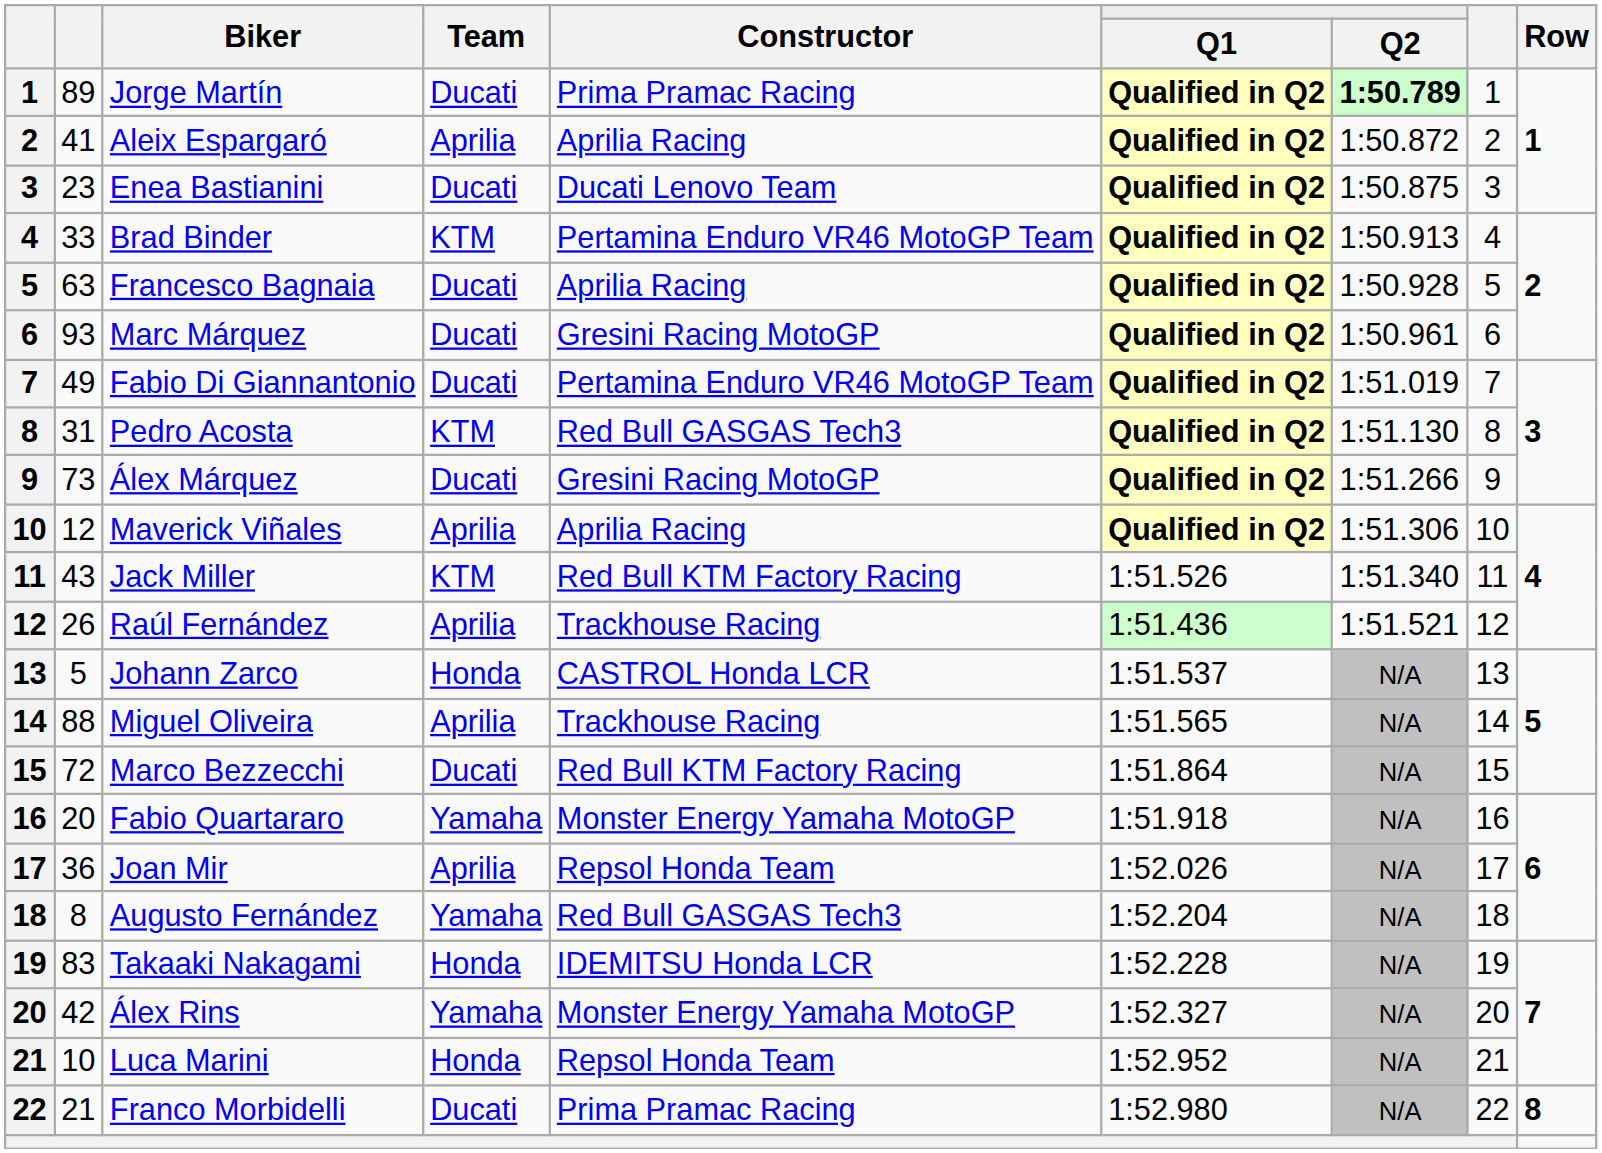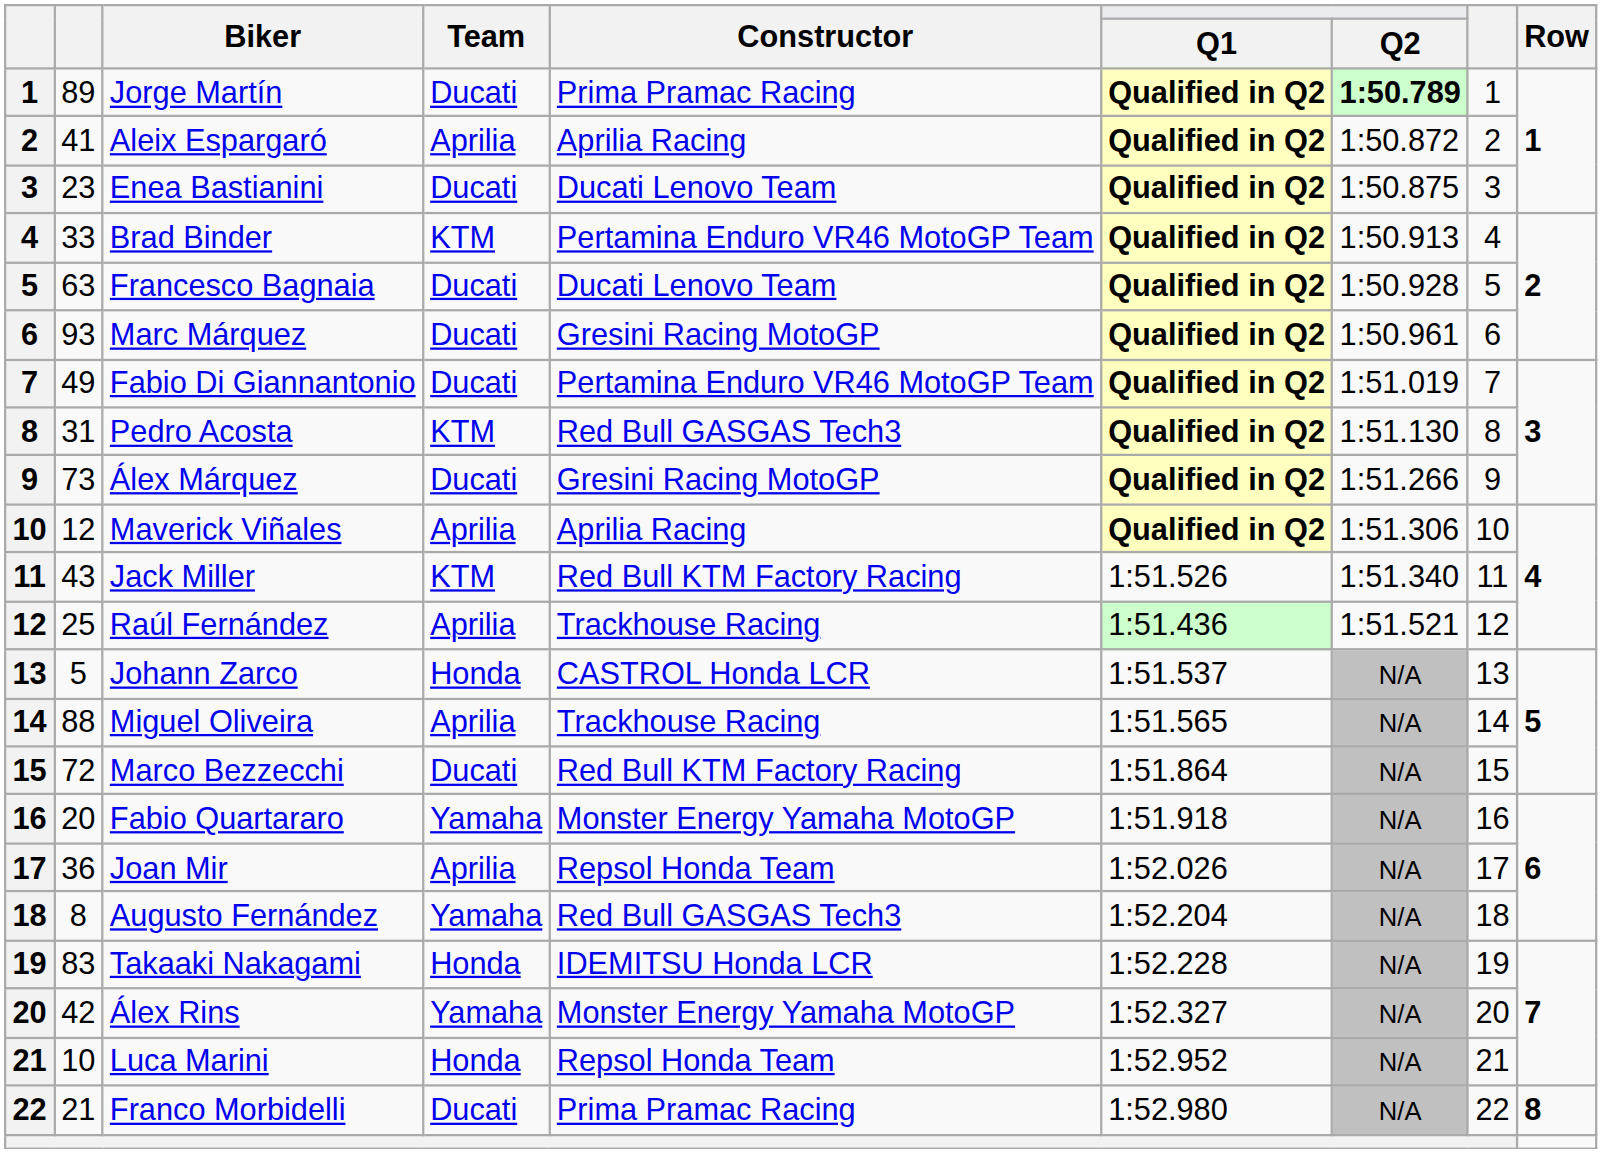(652, 286) Aprilia Racing -> (697, 286) Ducati Lenovo Team
(78, 625) 26 -> (78, 625) 25
